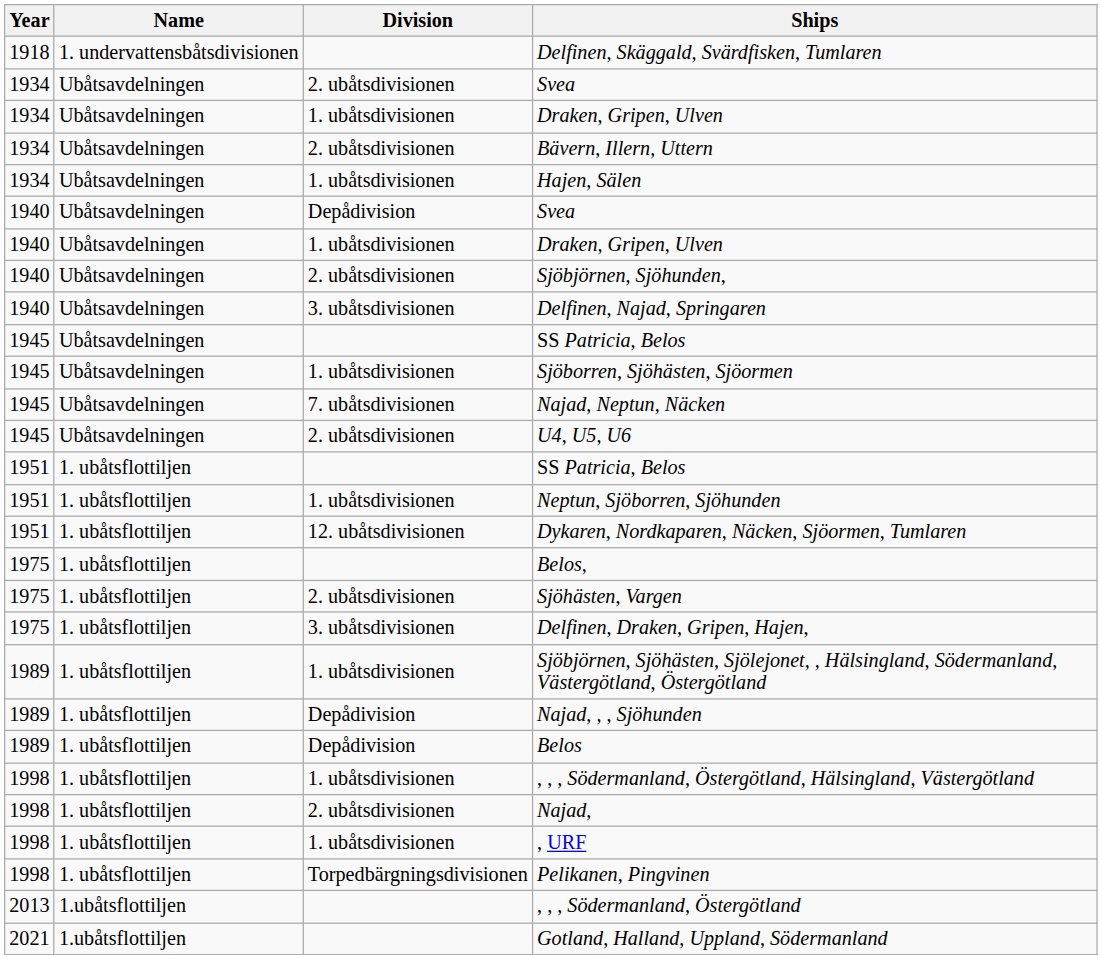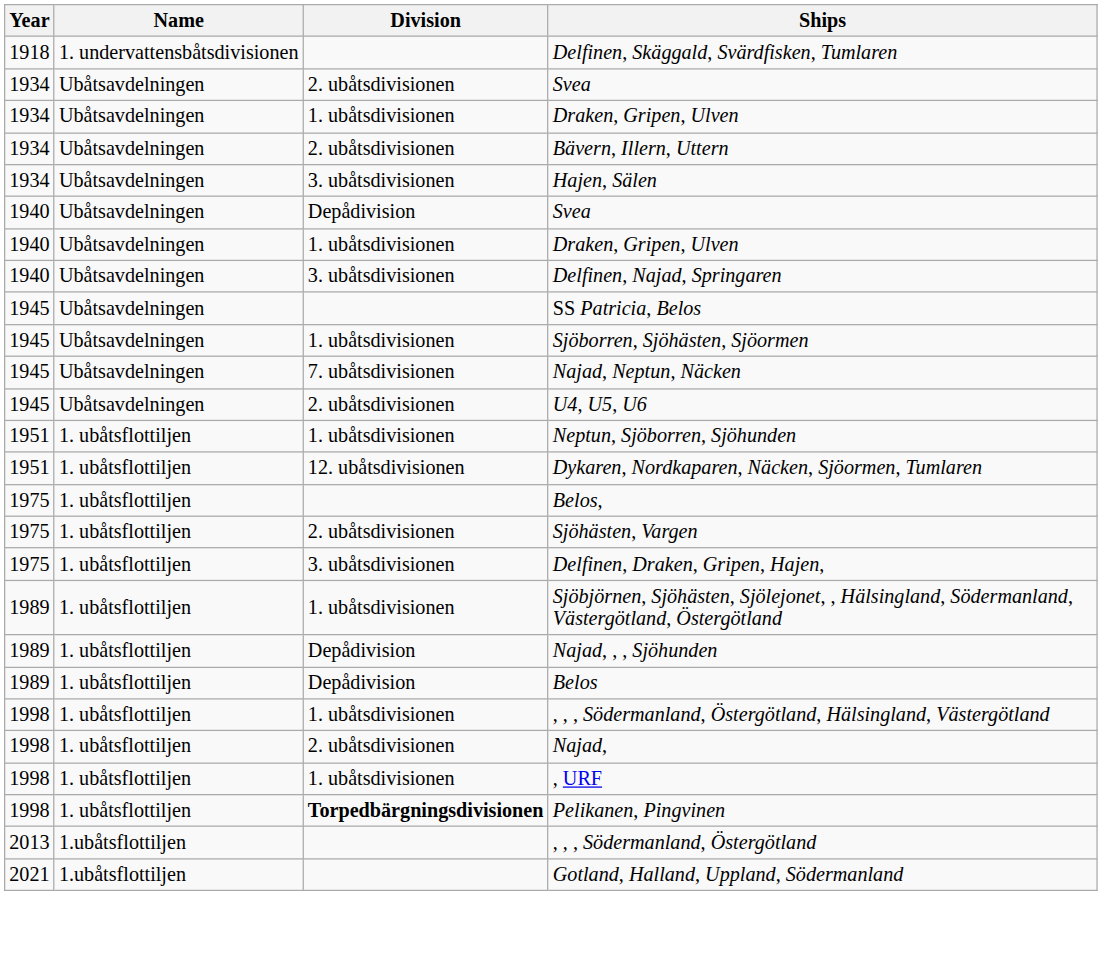(381, 180) 1. ubåtsdivisionen -> (381, 180) 3. ubåtsdivisionen
- row: (29, 276)
- row: (29, 468)
(418, 874) normal -> (426, 810) bold
